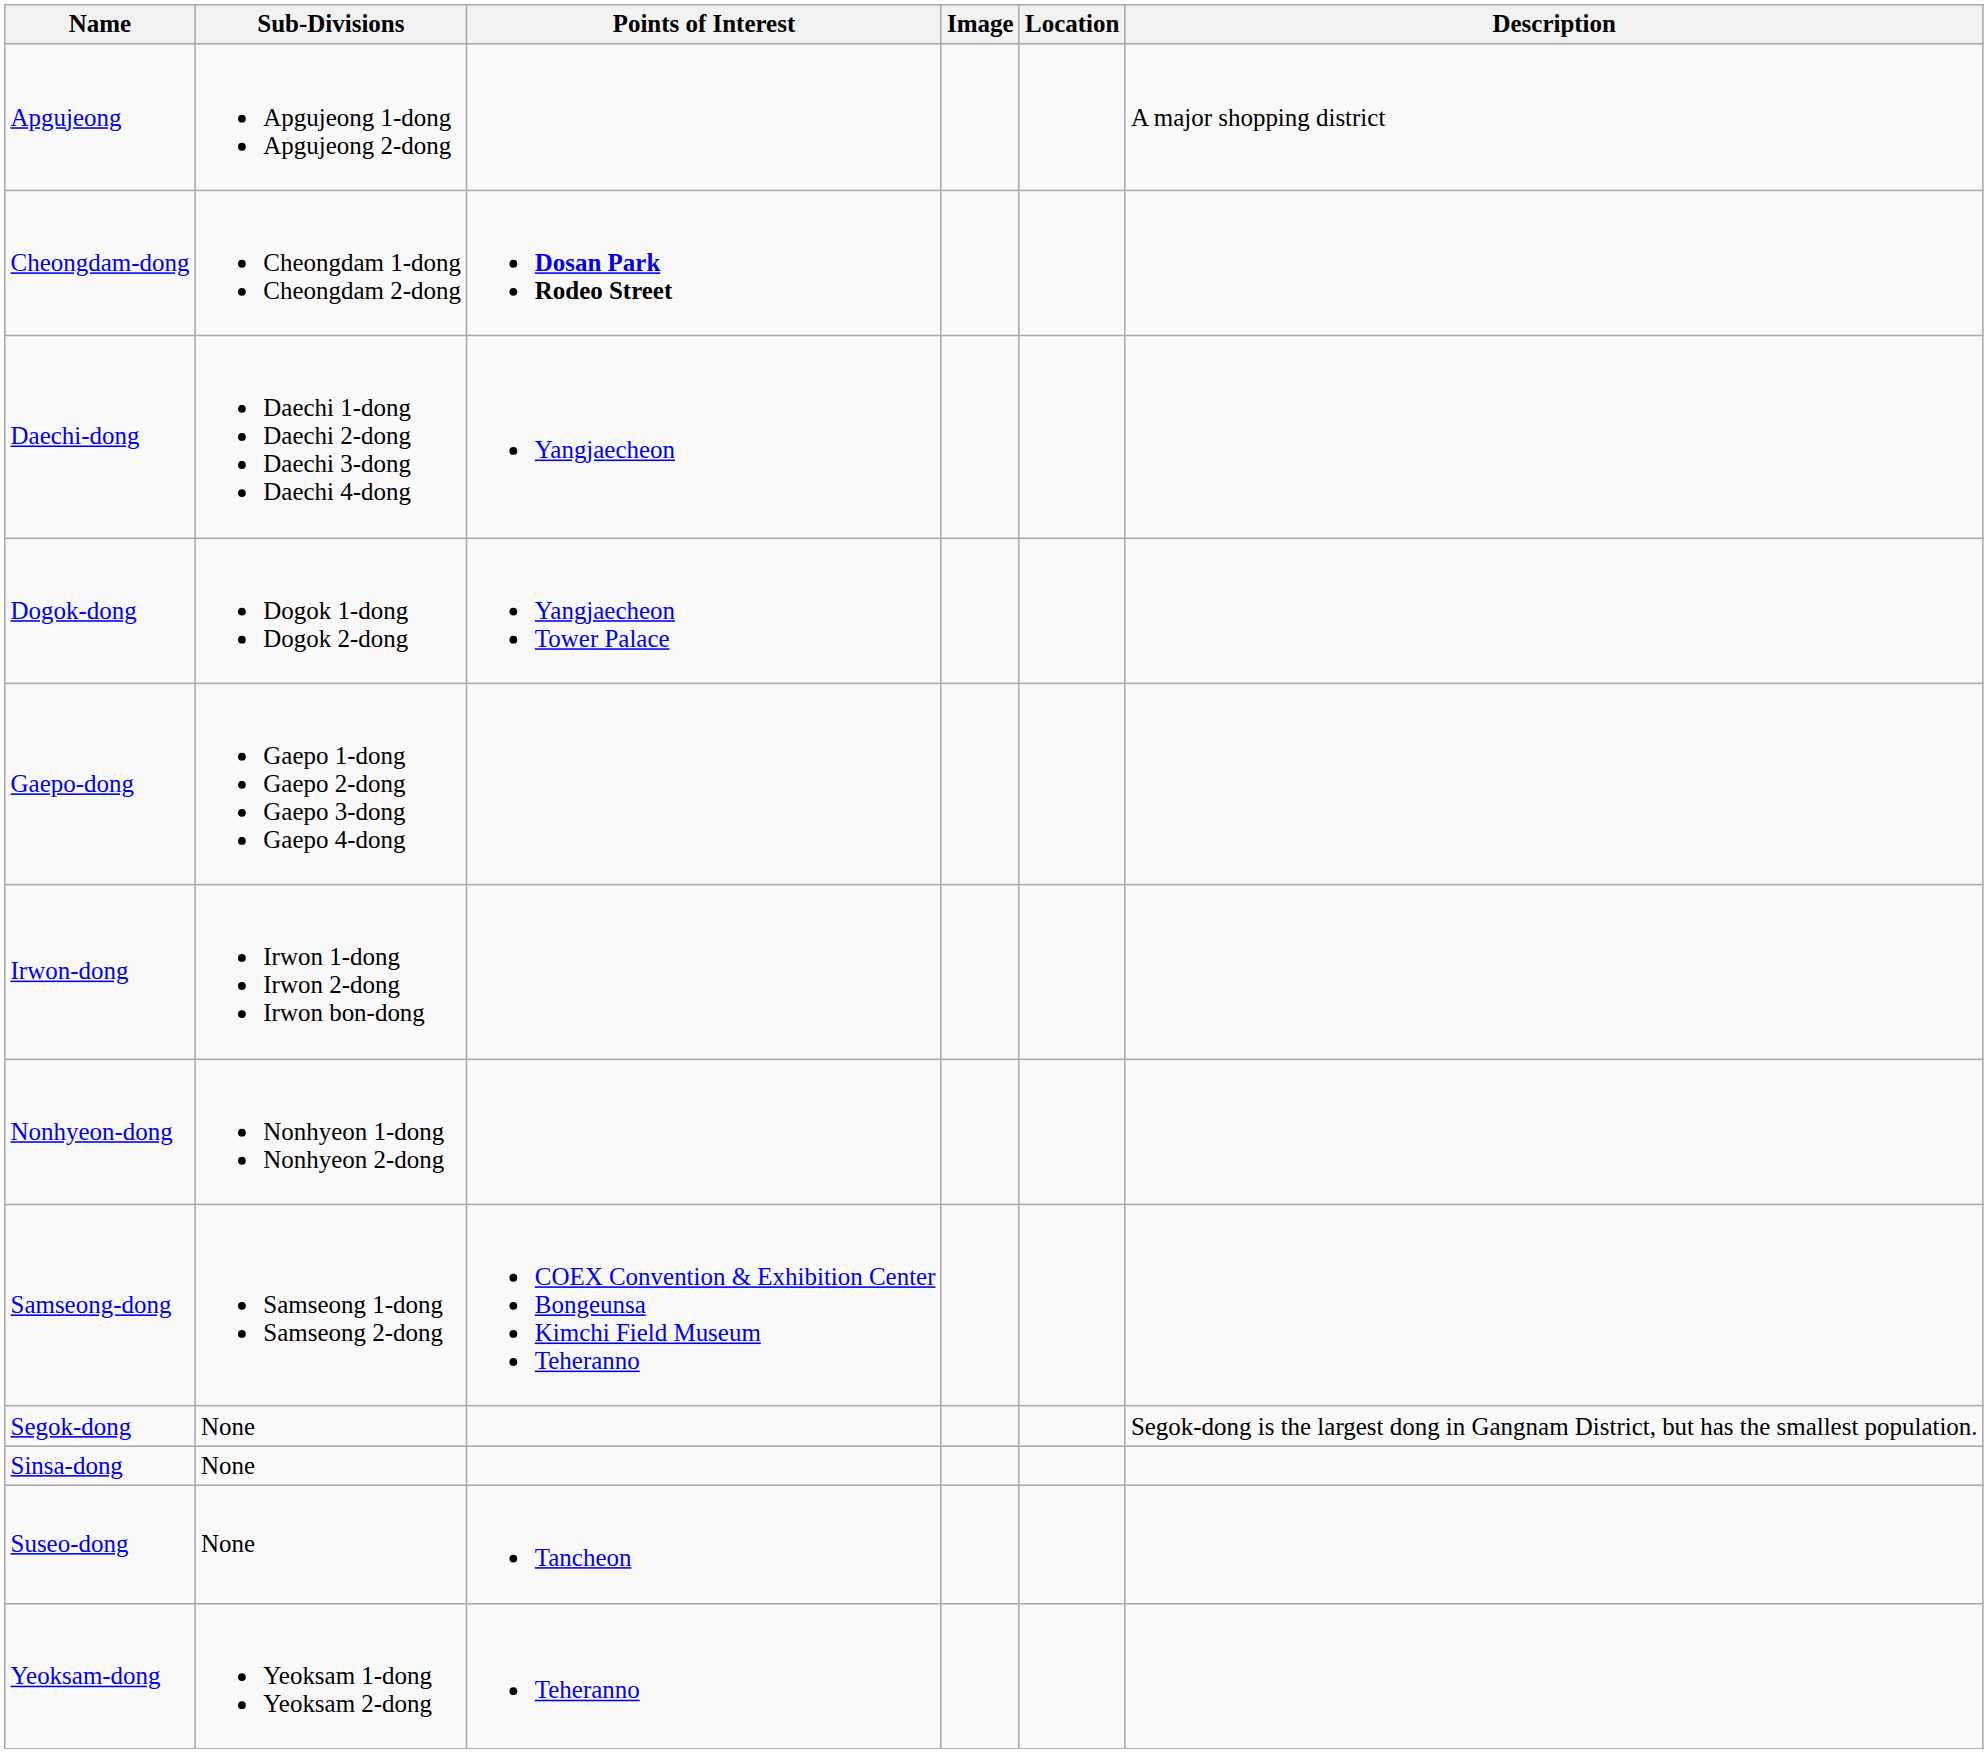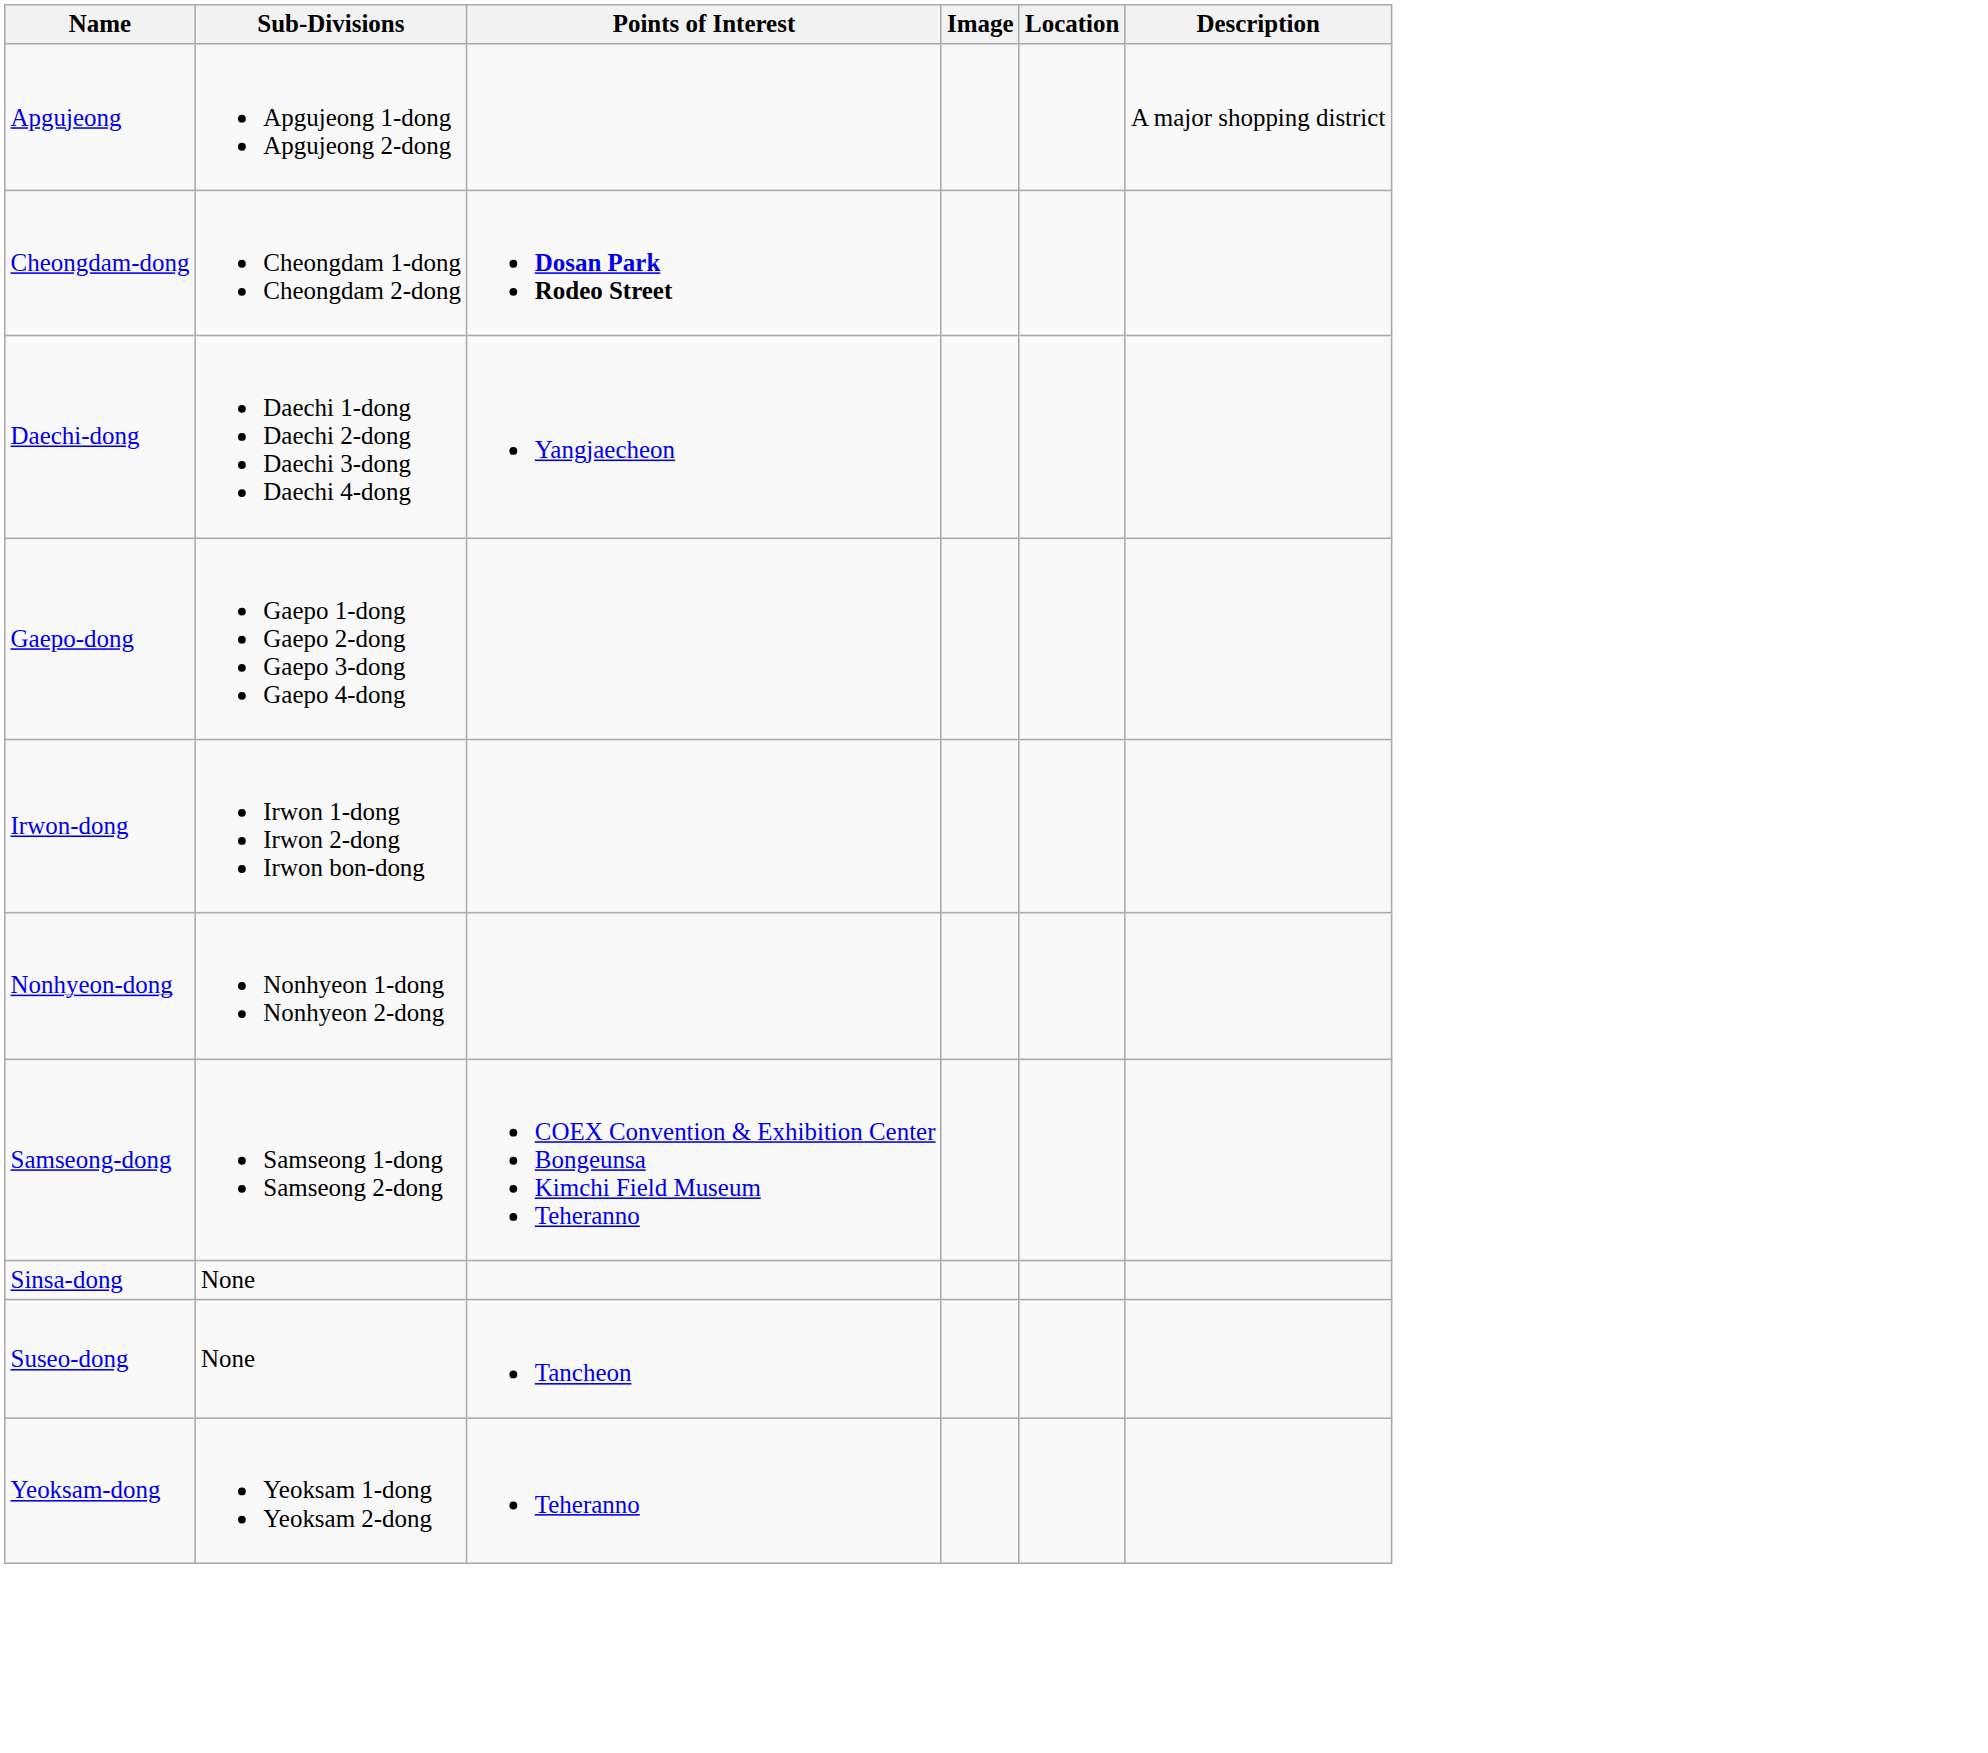- row: (74, 610)
- row: (71, 1425)
